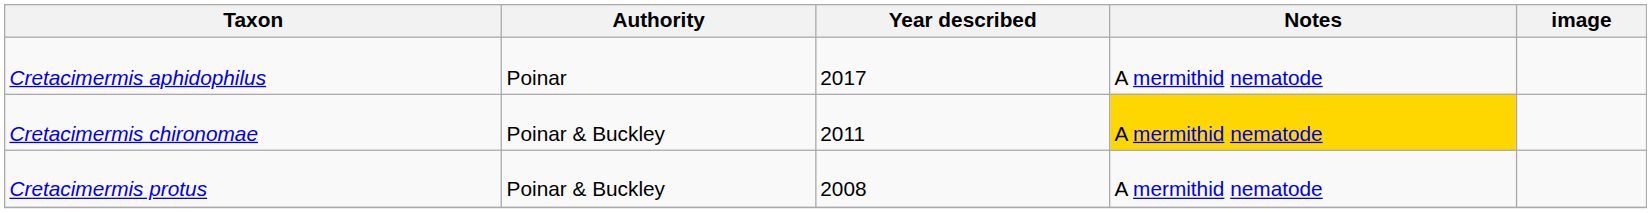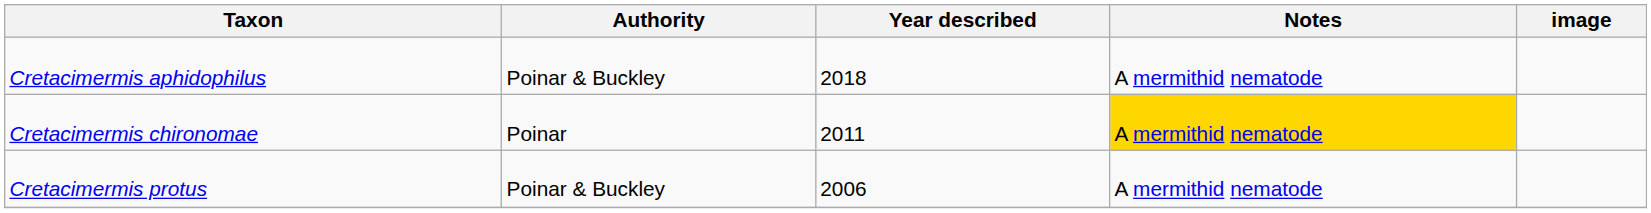(537, 77) Poinar -> (586, 77) Poinar & Buckley
(843, 77) 2017 -> (843, 77) 2018
(586, 133) Poinar & Buckley -> (537, 133) Poinar
(843, 190) 2008 -> (843, 190) 2006
